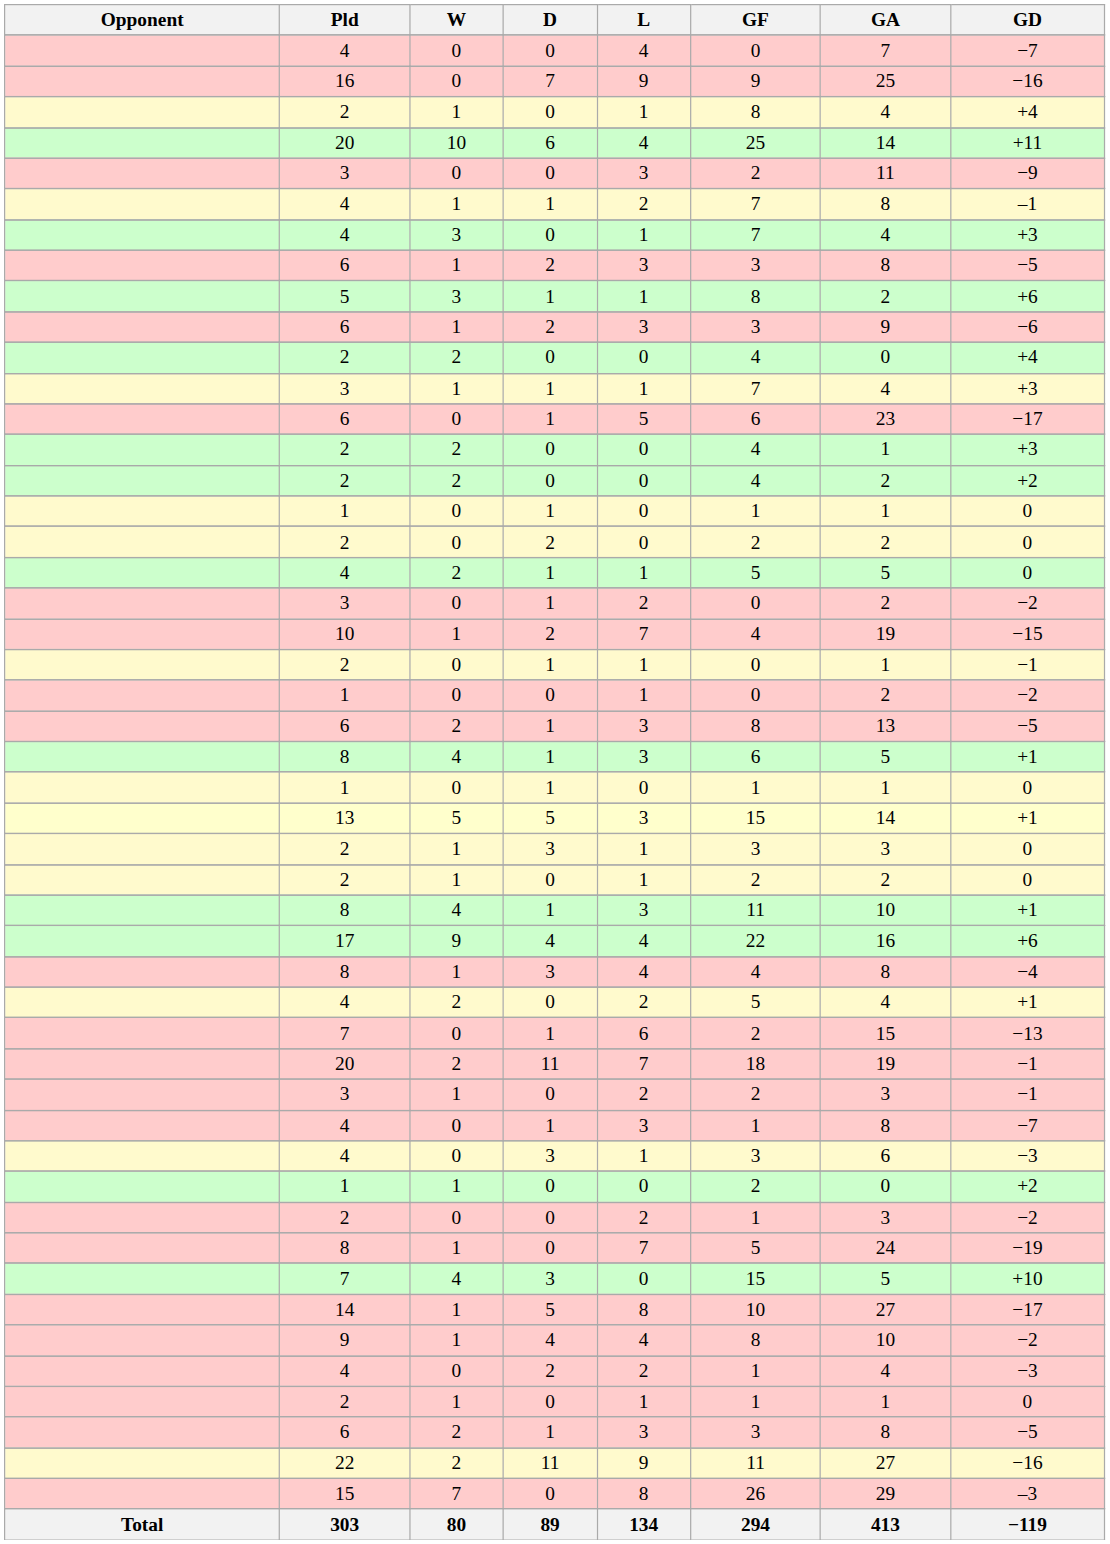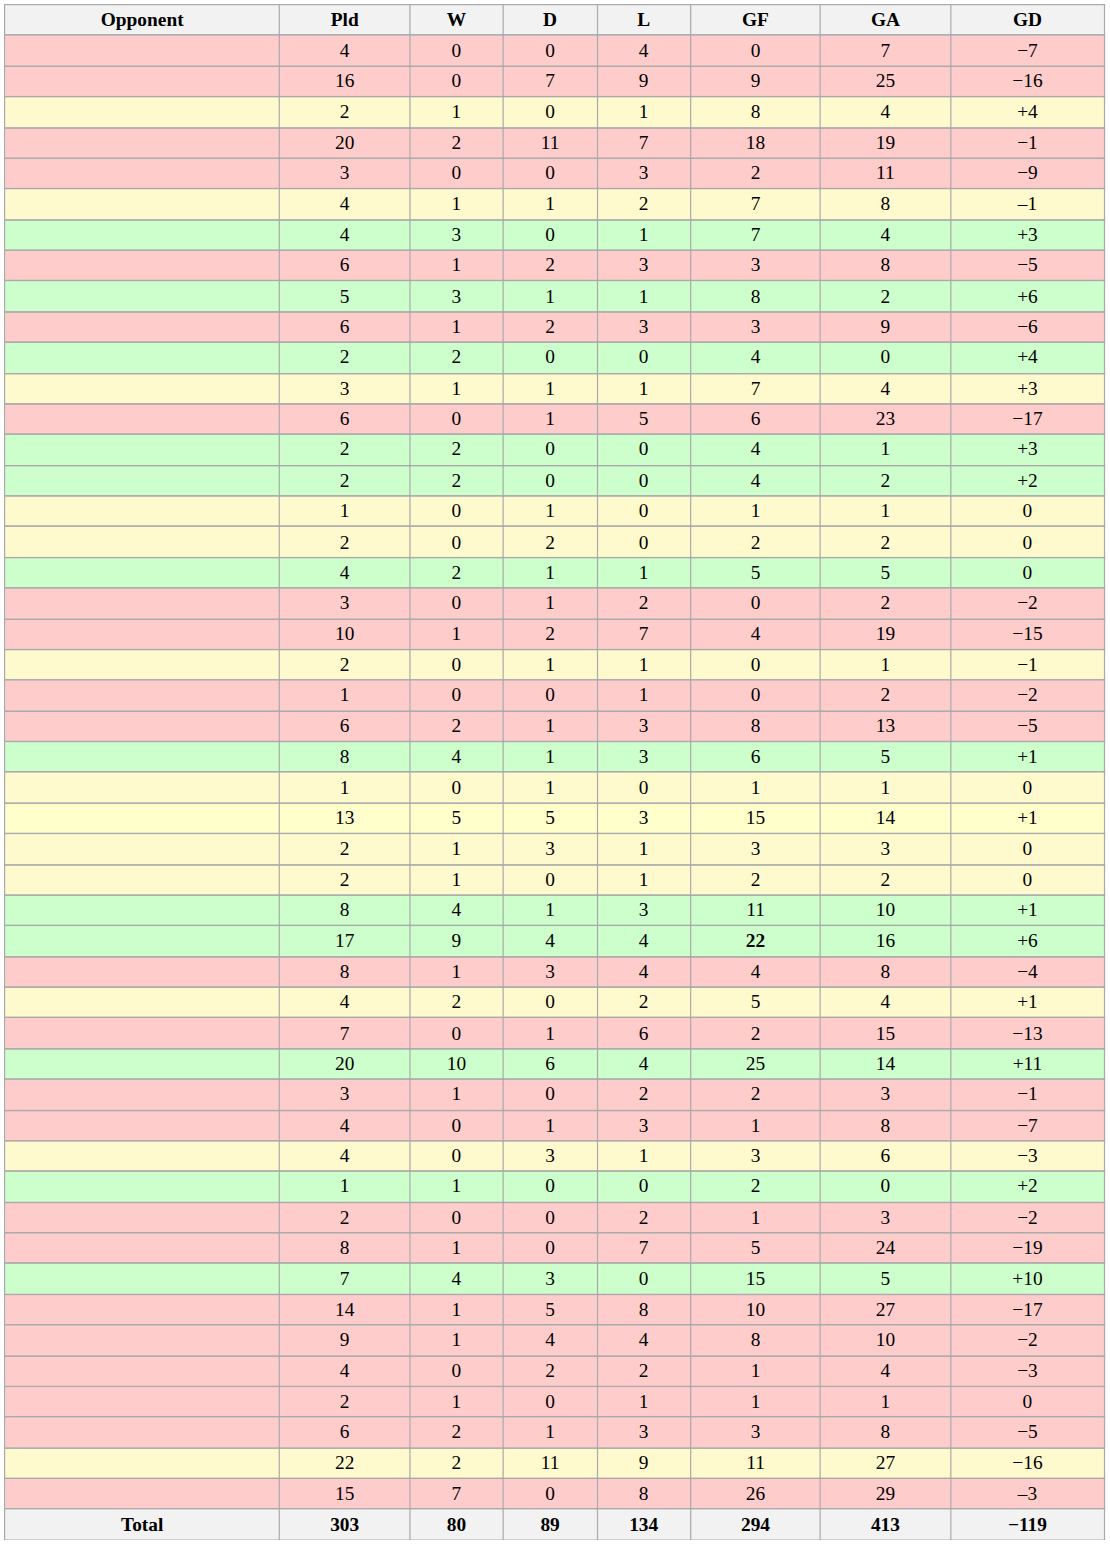rows swapped: (345, 1063) <-> (345, 142)
(755, 940) normal -> (755, 940) bold
